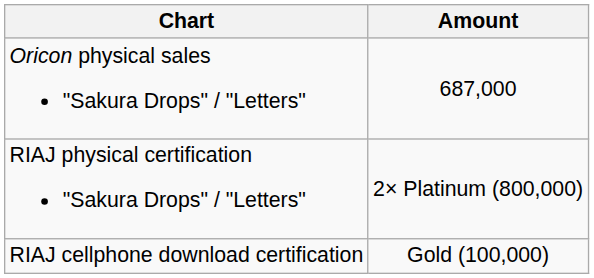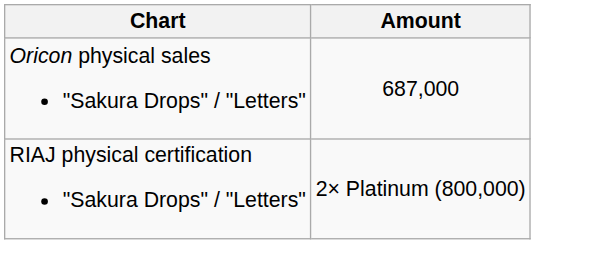- row: (186, 255)
